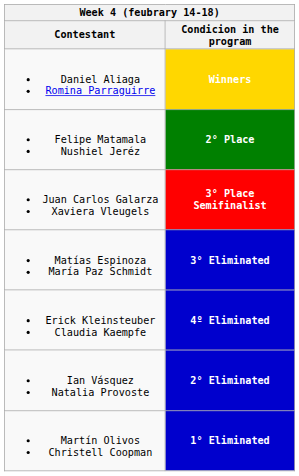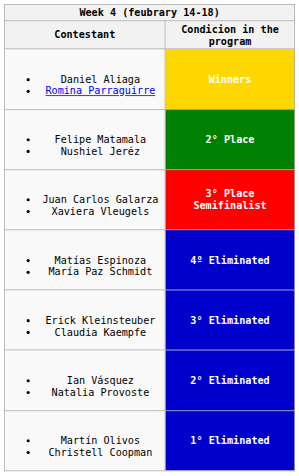(230, 260) 3° Eliminated -> (230, 260) 4º Eliminated
(230, 320) 4º Eliminated -> (230, 320) 3° Eliminated
